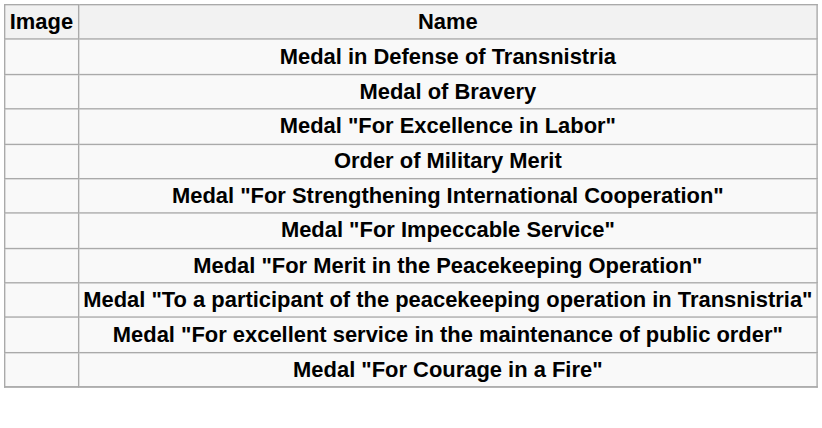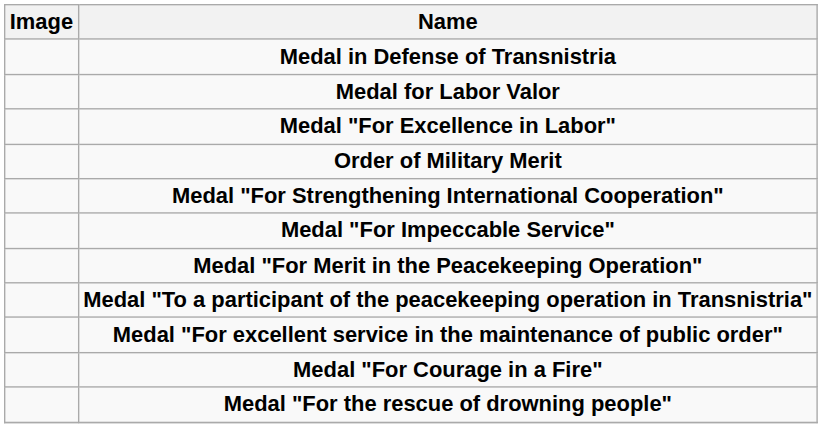- row: (448, 91)
+ row: (448, 91)
+ row: (448, 404)
